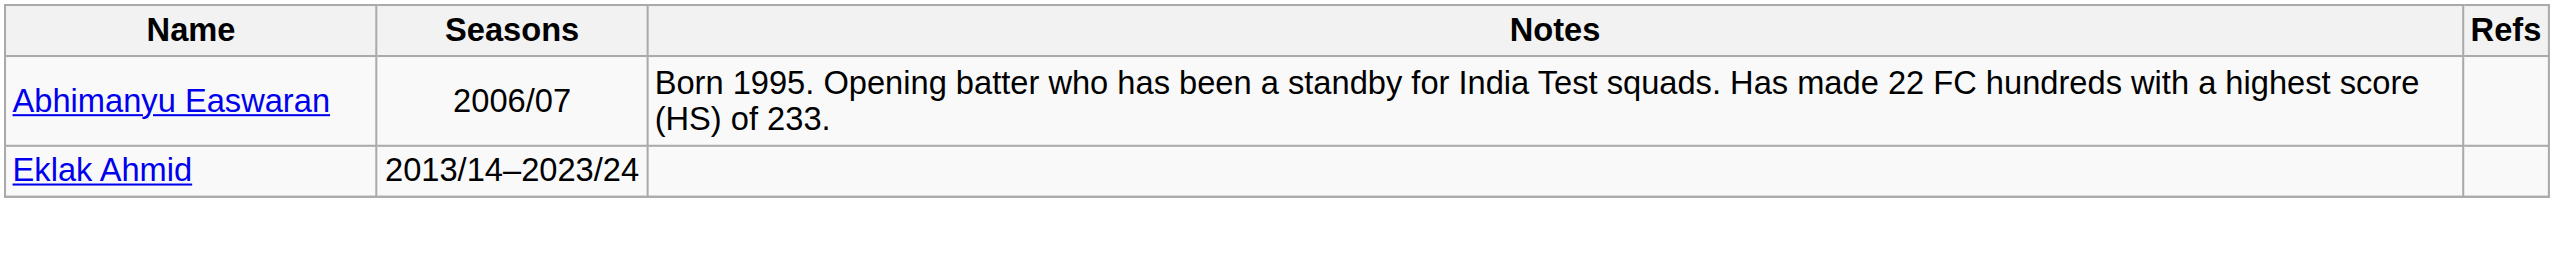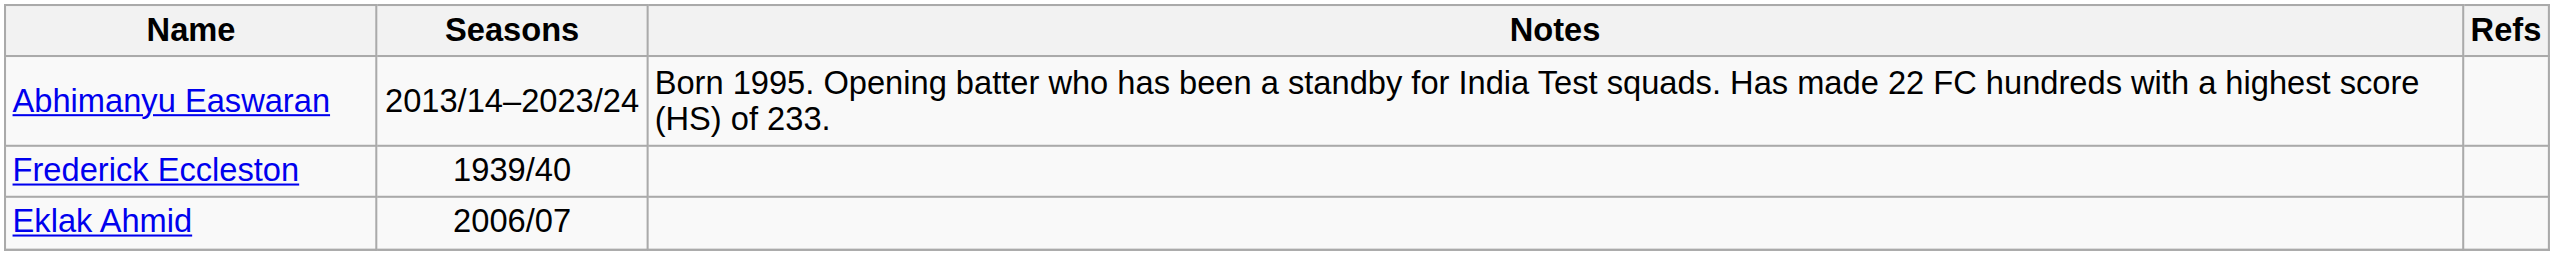(512, 100) 2006/07 -> (512, 100) 2013/14–2023/24
+ row: (156, 170)
(512, 170) 2013/14–2023/24 -> (512, 222) 2006/07
